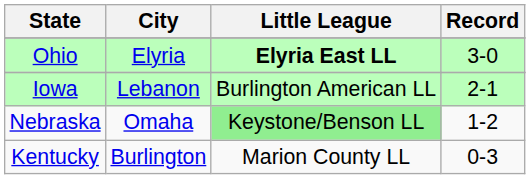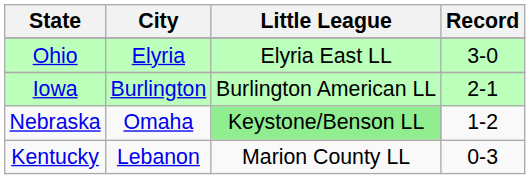(326, 55) bold -> (326, 55) normal
(158, 88) Lebanon -> (158, 88) Burlington
(158, 156) Burlington -> (158, 156) Lebanon
